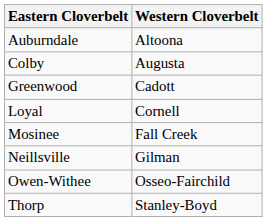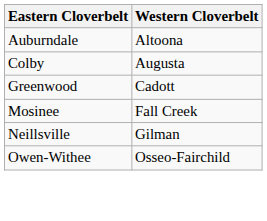- row: (25, 110)
- row: (26, 205)
